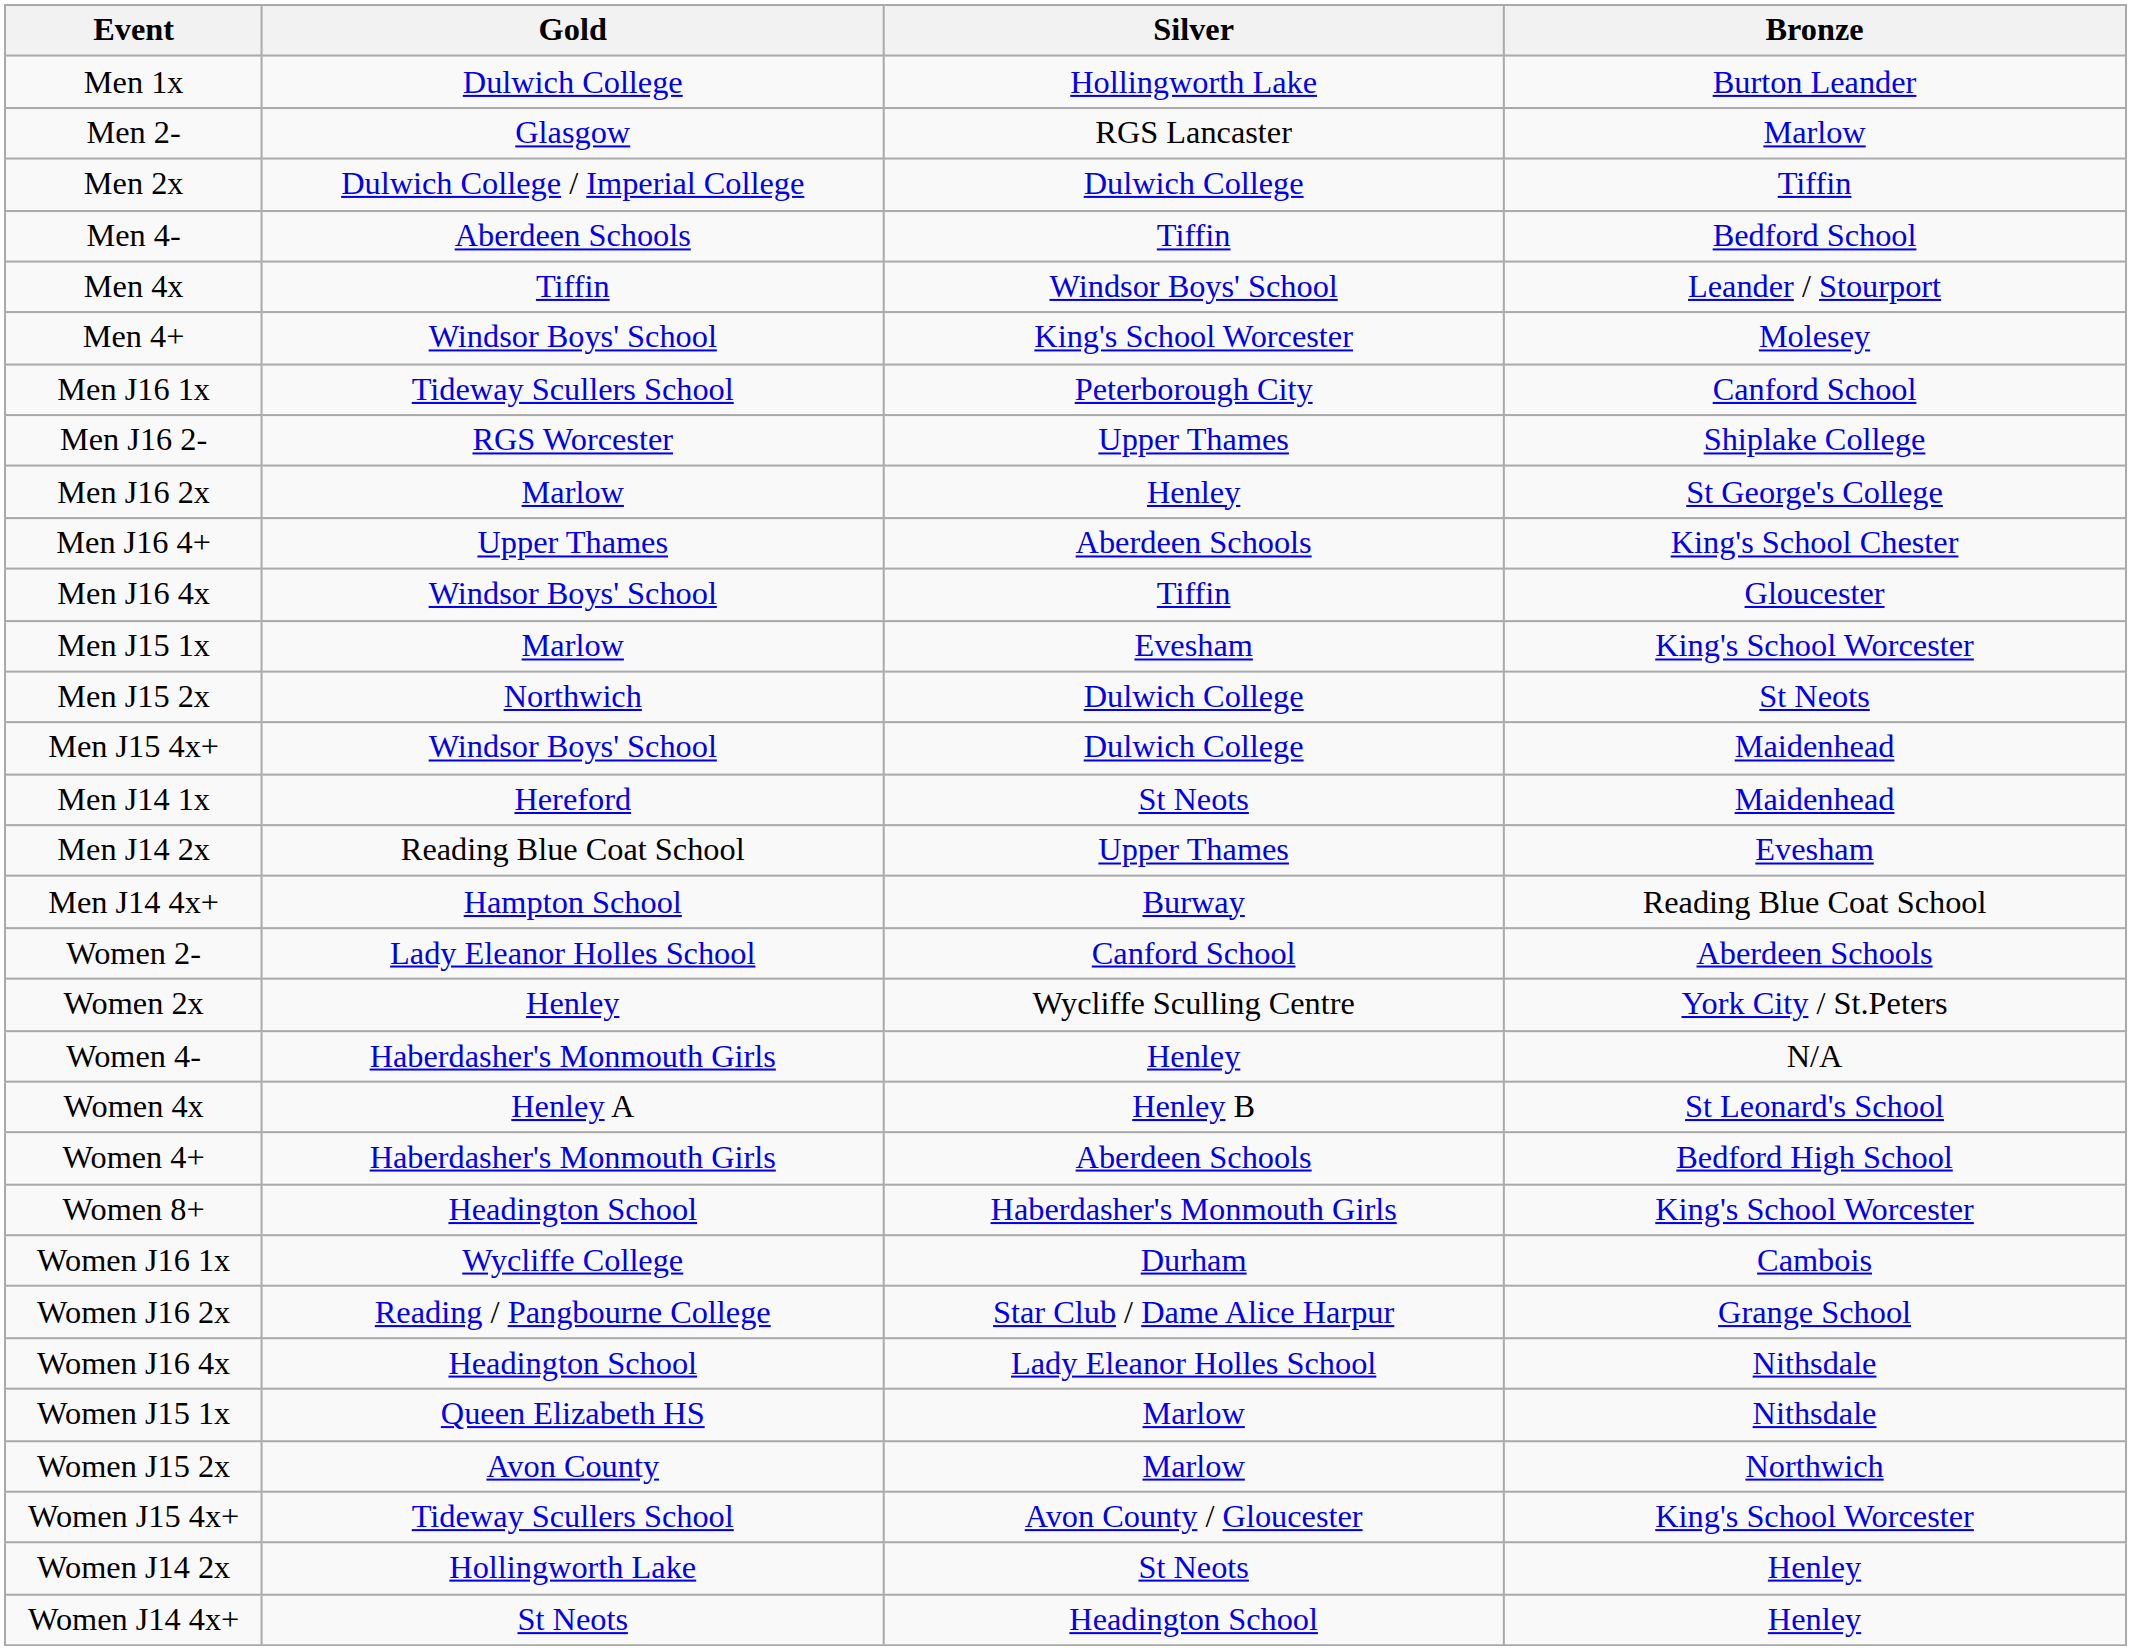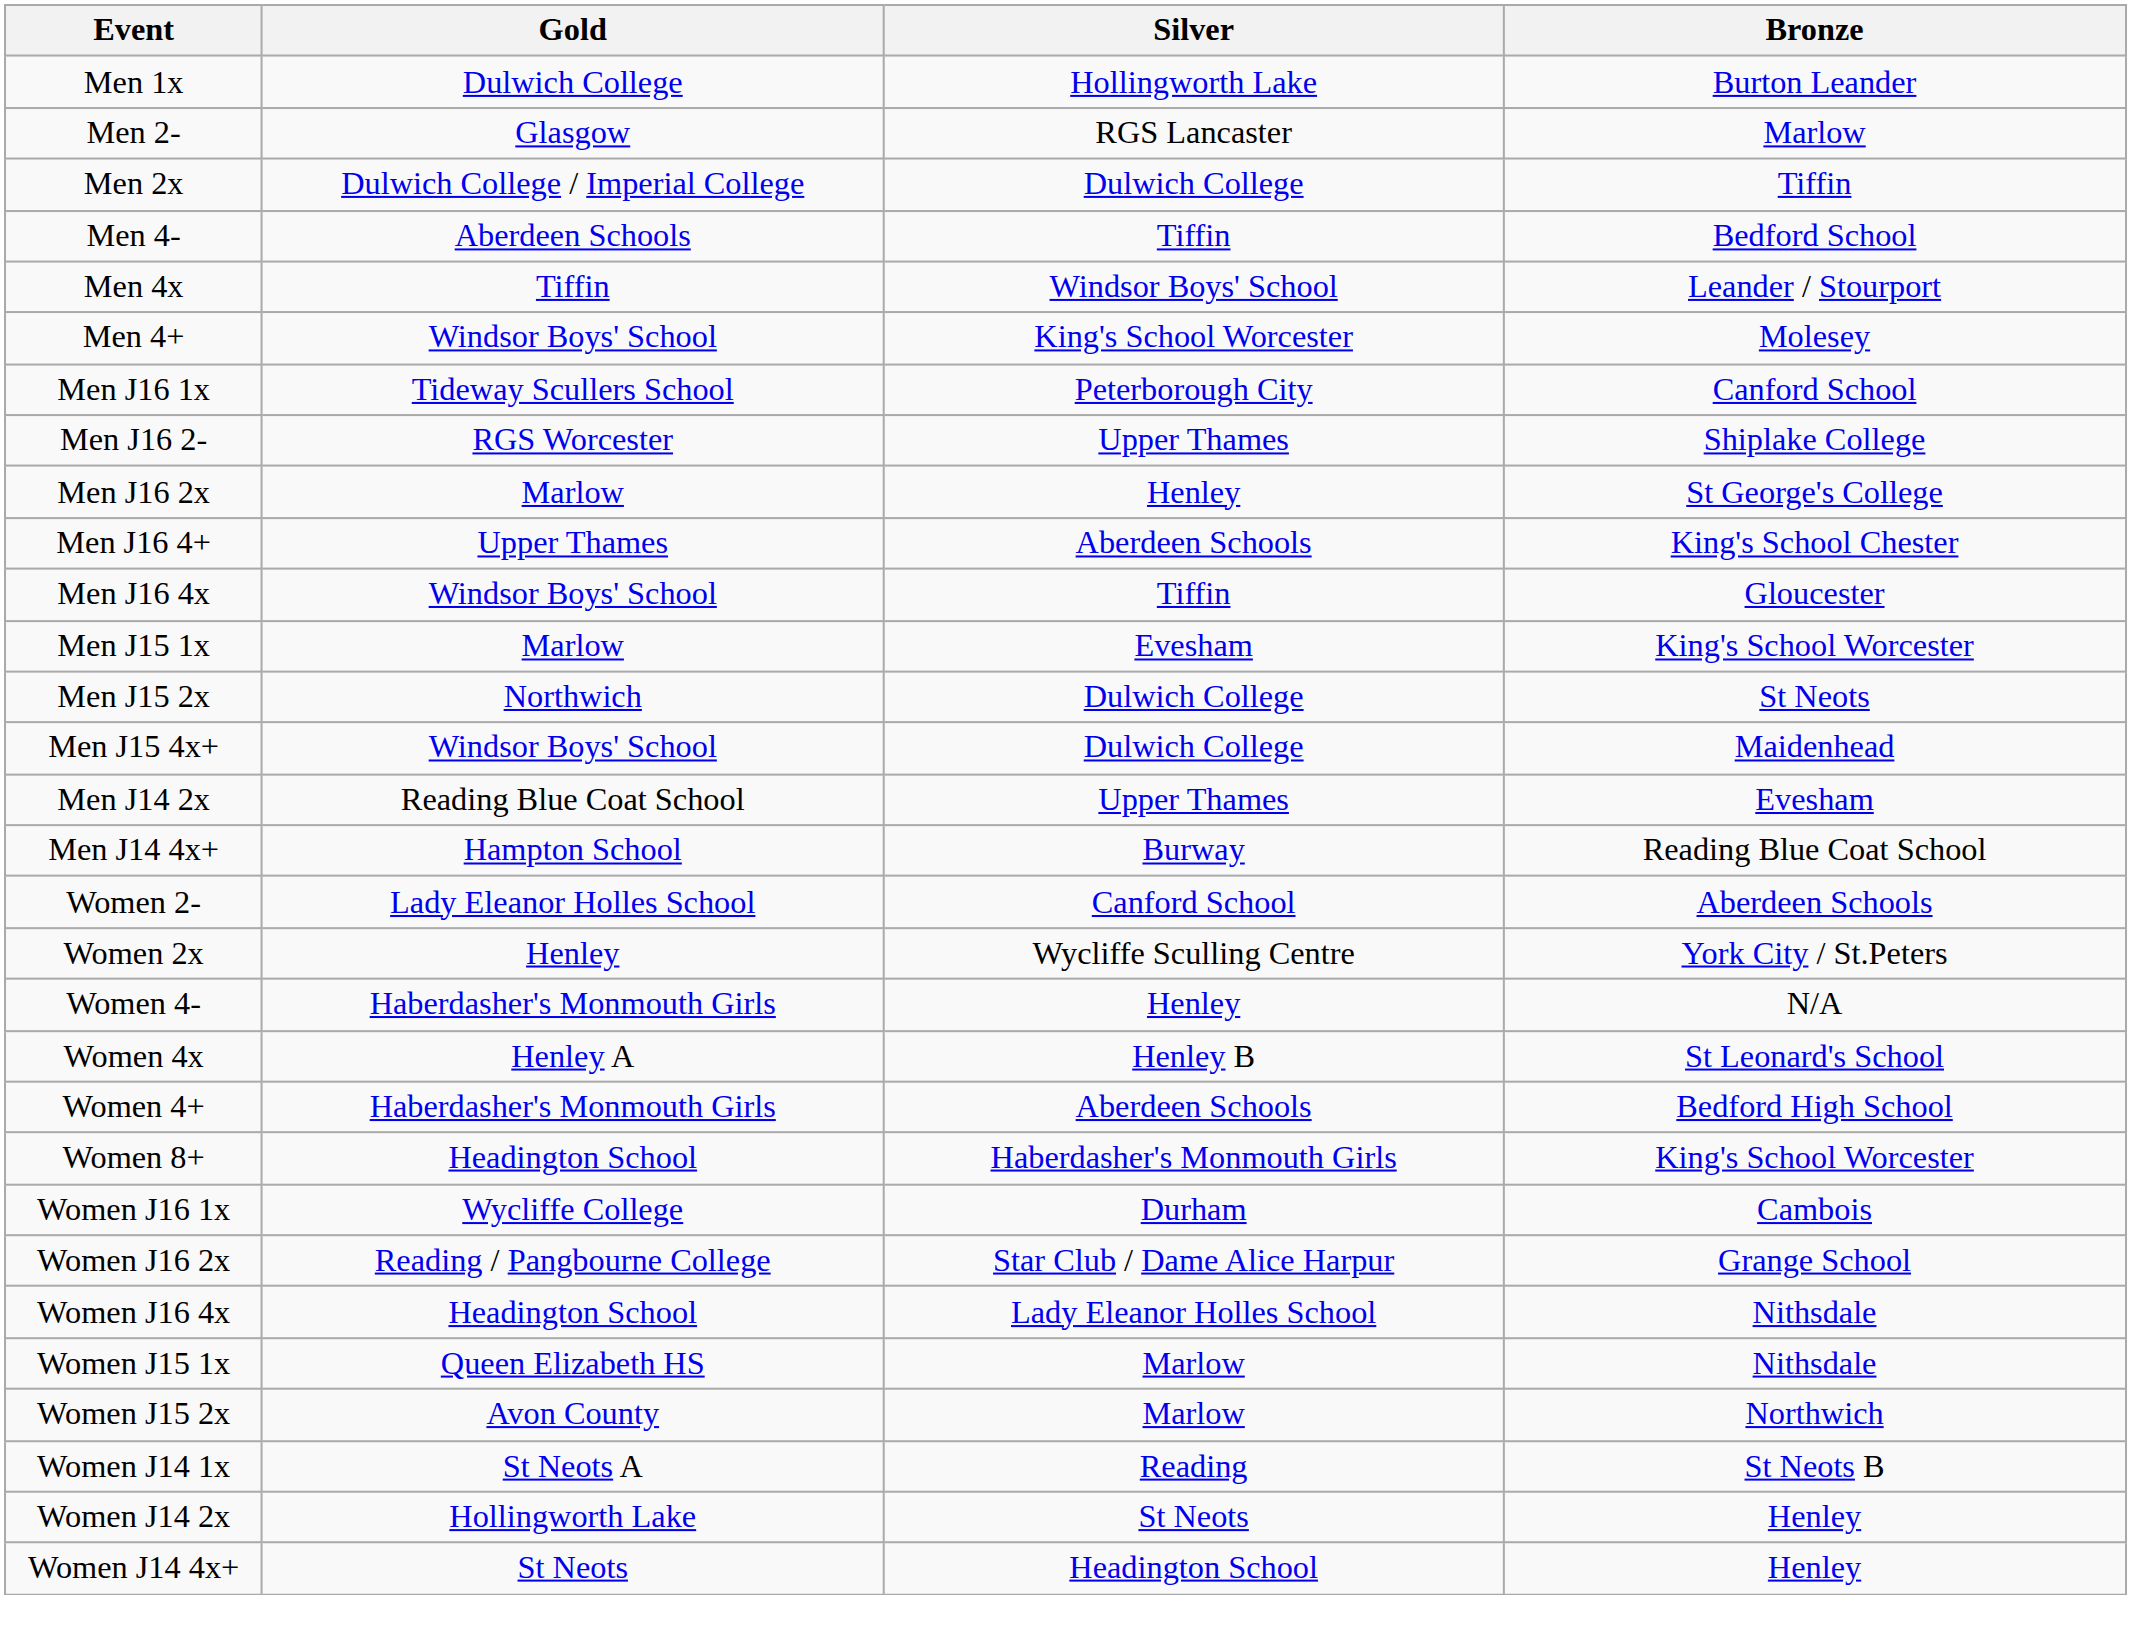- row: (134, 798)
- row: (134, 1516)
+ row: (134, 1465)
